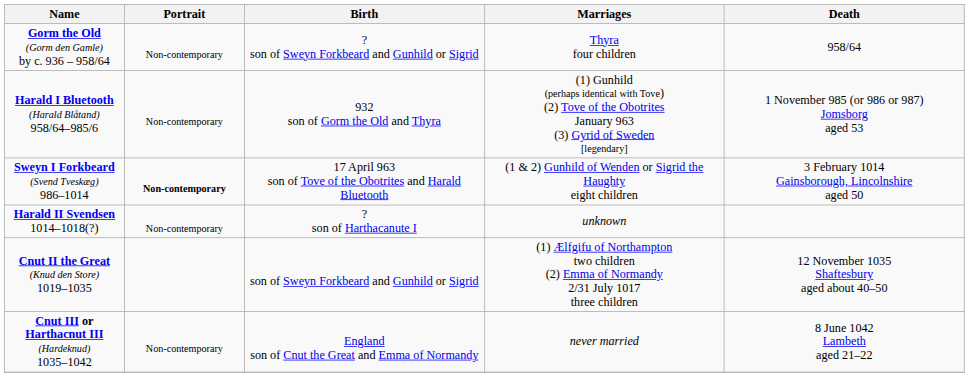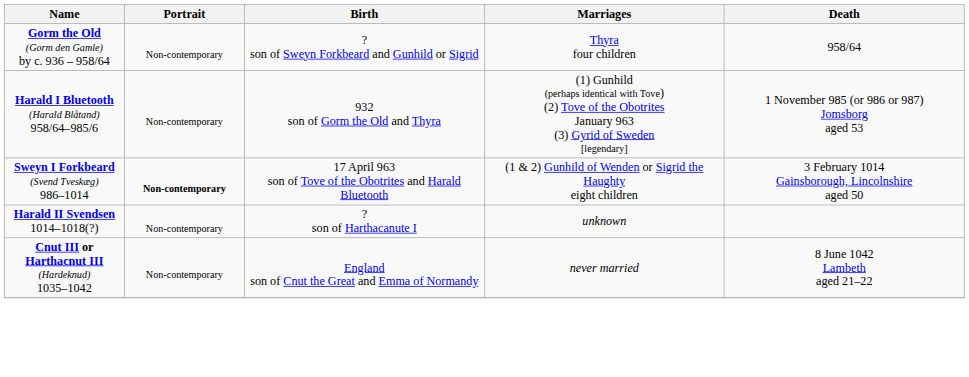- row: (64, 274)
